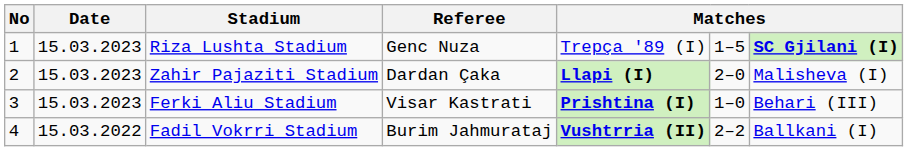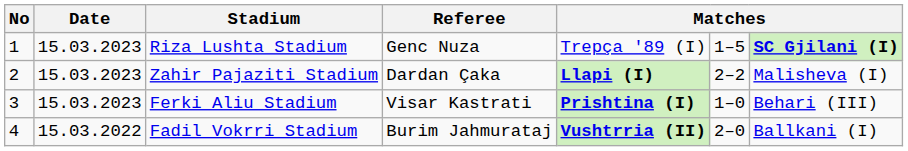(730, 75) 2–0 -> (730, 75) 2–2
(730, 131) 2–2 -> (730, 131) 2–0
